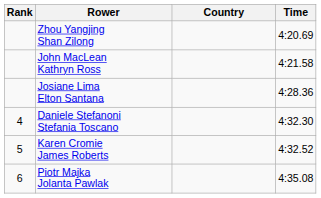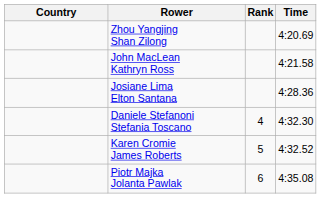columns swapped: (20, 12) <-> (224, 12)
